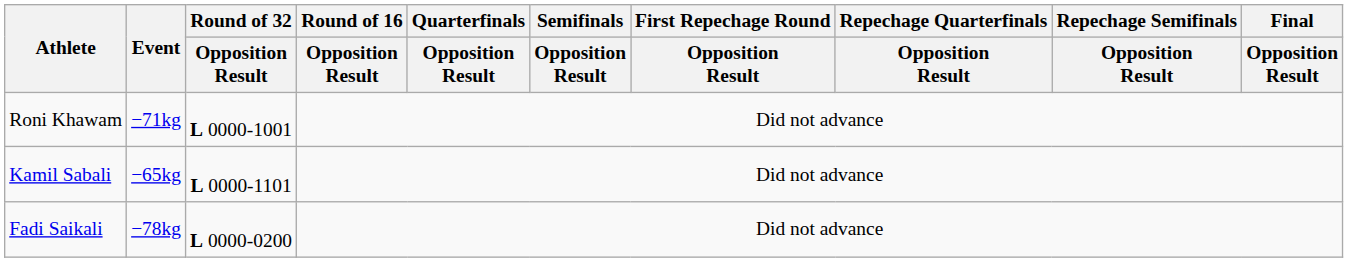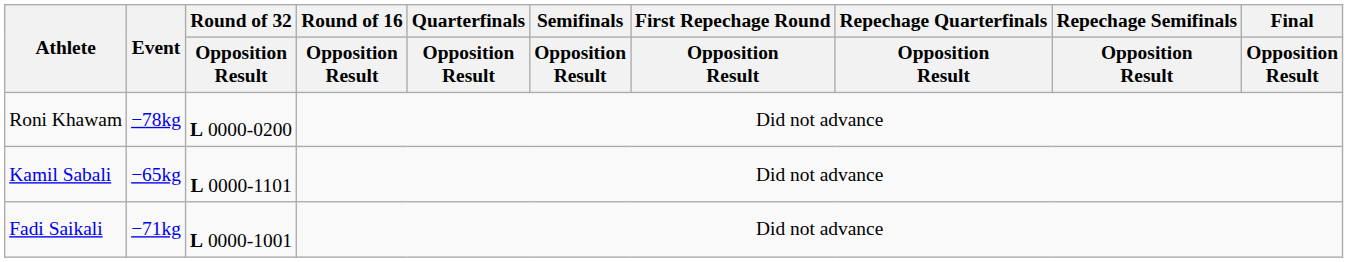(156, 119) −71kg -> (156, 119) −78kg
(241, 130) L 0000-1001 -> (241, 130) L 0000-0200
(156, 229) −78kg -> (156, 229) −71kg
(241, 240) L 0000-0200 -> (241, 240) L 0000-1001
